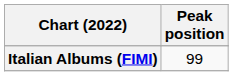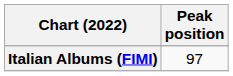(195, 58) 99 -> (195, 58) 97
